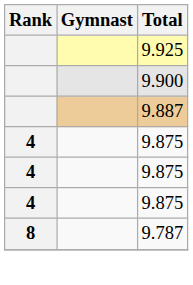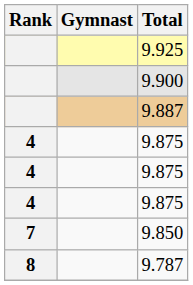+ row: (31, 234)
